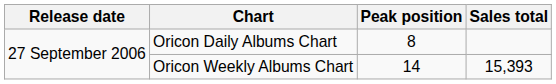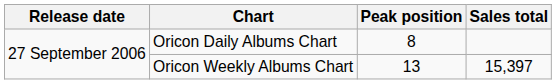(411, 66) 14 -> (411, 66) 13
(509, 66) 15,393 -> (509, 66) 15,397
